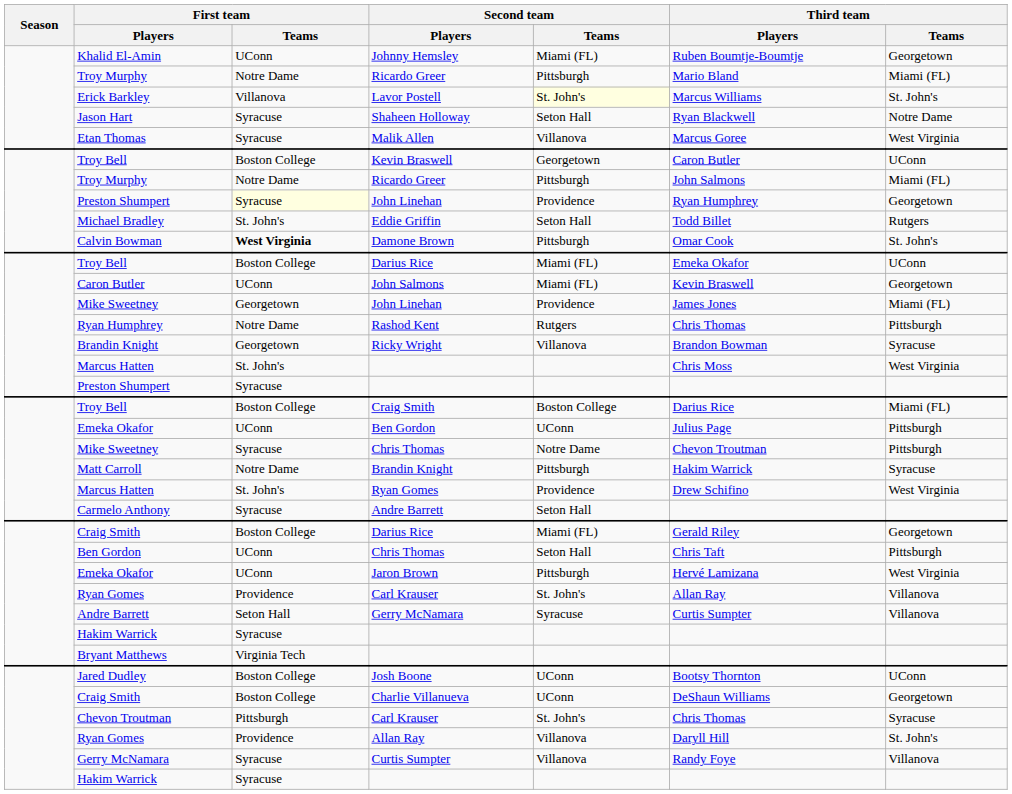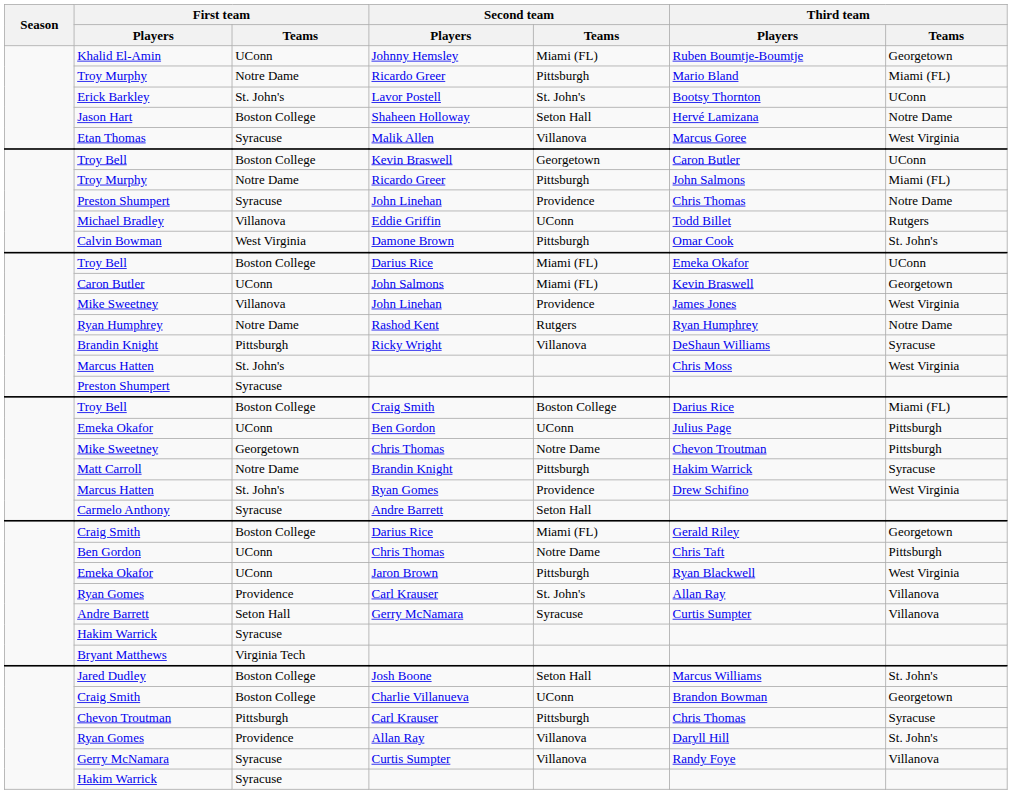(260, 96) Villanova -> (260, 96) St. John's
(561, 96) lightyellow background -> (561, 96) no background
(717, 96) Marcus Williams -> (717, 96) Bootsy Thornton
(913, 96) St. John's -> (907, 96) UConn
(259, 117) Syracuse -> (275, 117) Boston College
(714, 117) Ryan Blackwell -> (716, 117) Hervé Lamizana
(259, 200) lightyellow background -> (259, 200) no background
(715, 200) Ryan Humphrey -> (709, 200) Chris Thomas
(920, 200) Georgetown -> (920, 200) Notre Dame
(260, 221) St. John's -> (260, 221) Villanova
(564, 221) Seton Hall -> (555, 221) UConn
(273, 241) bold -> (271, 241) normal
(267, 304) Georgetown -> (260, 304) Villanova
(919, 304) Miami (FL) -> (924, 304) West Virginia
(709, 324) Chris Thomas -> (715, 324) Ryan Humphrey
(915, 324) Pittsburgh -> (920, 324) Notre Dame
(267, 345) Georgetown -> (262, 345) Pittsburgh
(720, 345) Brandon Bowman -> (721, 345) DeShaun Williams
(259, 448) Syracuse -> (267, 448) Georgetown
(564, 552) Seton Hall -> (568, 552) Notre Dame
(716, 572) Hervé Lamizana -> (714, 572) Ryan Blackwell
(555, 676) UConn -> (564, 676) Seton Hall
(717, 676) Bootsy Thornton -> (717, 676) Marcus Williams
(907, 676) UConn -> (913, 676) St. John's
(721, 697) DeShaun Williams -> (720, 697) Brandon Bowman
(561, 717) St. John's -> (563, 717) Pittsburgh
